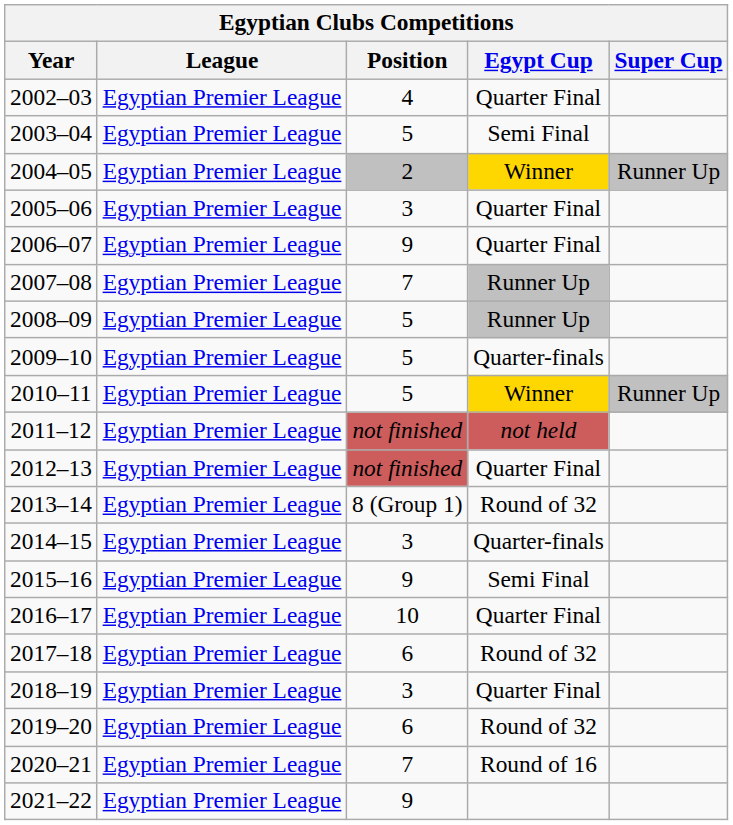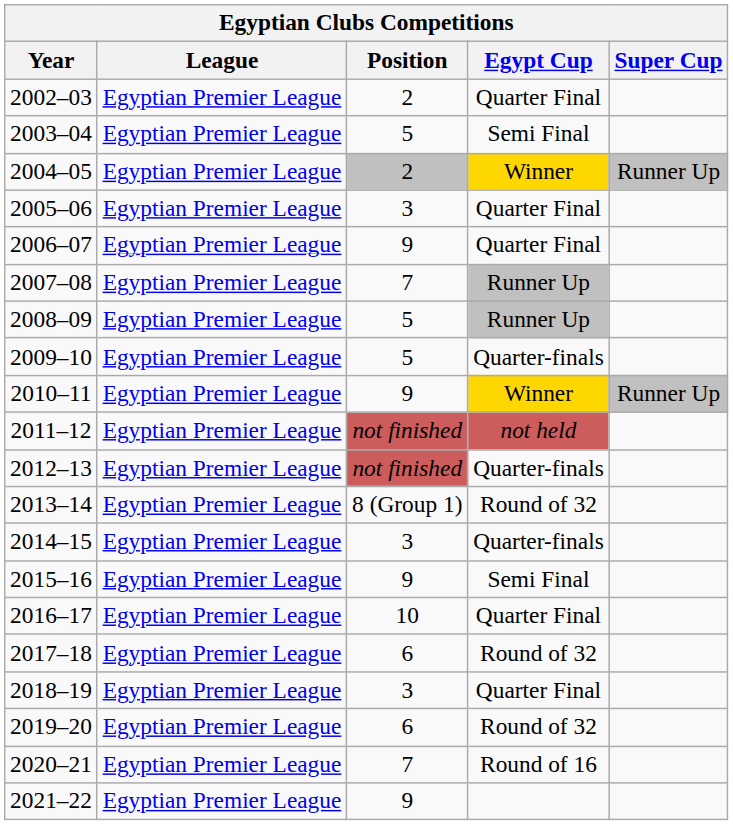(407, 97) 4 -> (407, 97) 2
(407, 393) 5 -> (407, 393) 9
(538, 467) Quarter Final -> (538, 467) Quarter-finals
